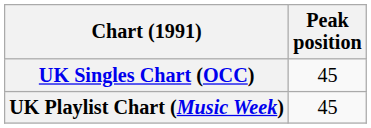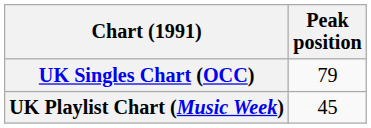(328, 75) 45 -> (328, 75) 79
